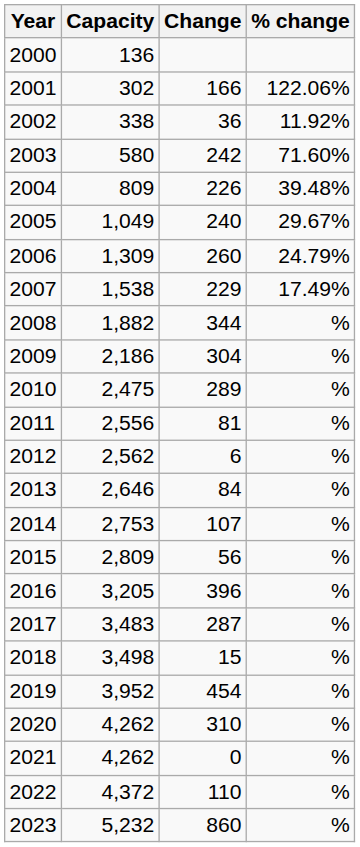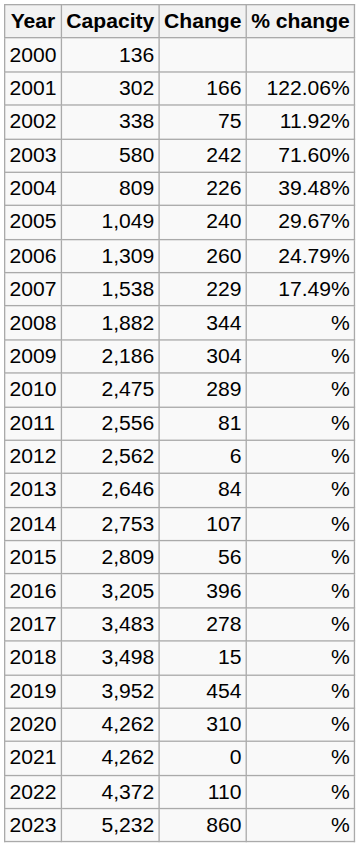(230, 121) 36 -> (230, 121) 75
(224, 624) 287 -> (224, 624) 278
